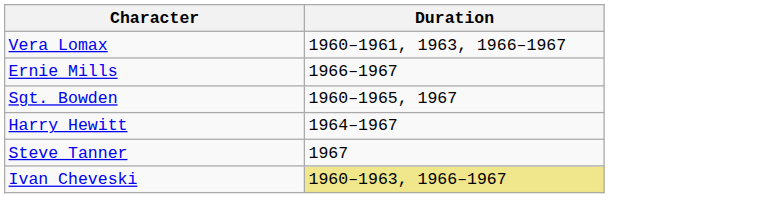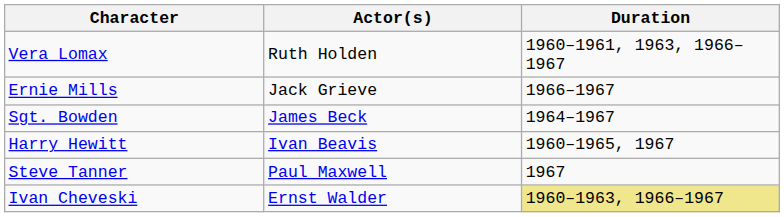+ column: (393, 18)
(383, 99) 1960–1965, 1967 -> (570, 118) 1964–1967
(353, 126) 1964–1967 -> (600, 145) 1960–1965, 1967
